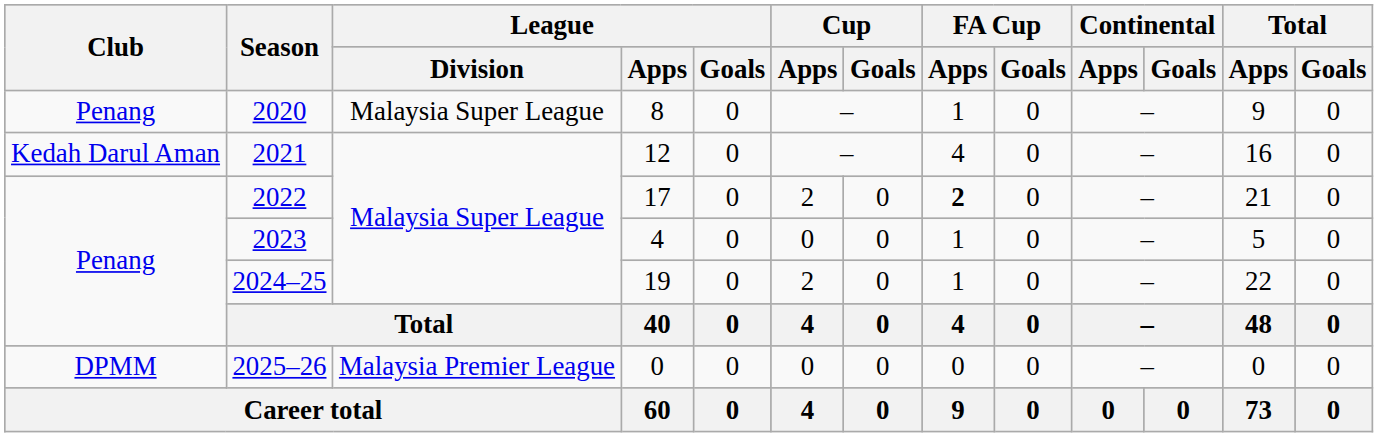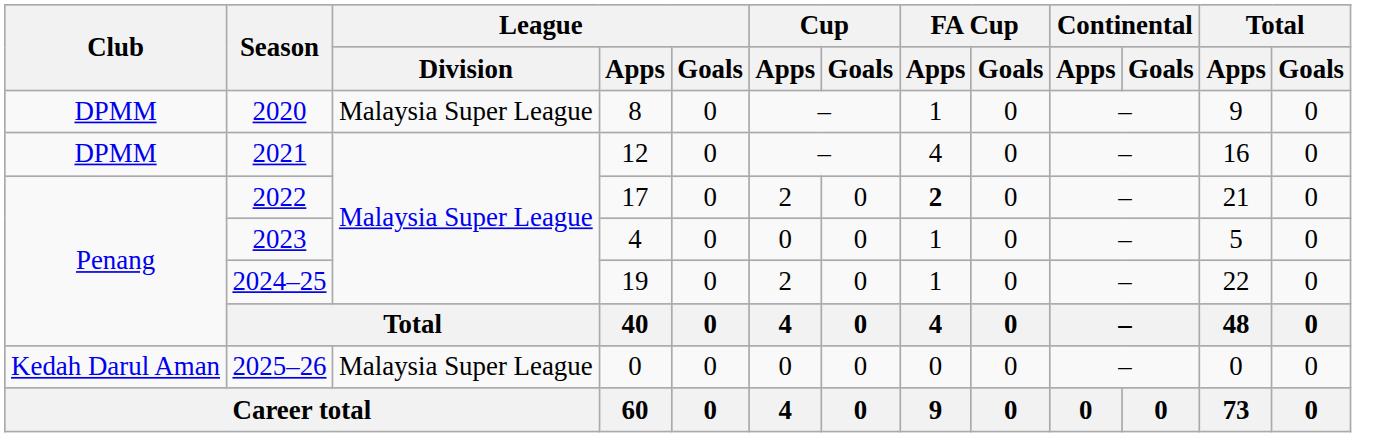(116, 111) Penang -> (116, 111) DPMM
(116, 153) Kedah Darul Aman -> (116, 153) DPMM
(116, 366) DPMM -> (116, 366) Kedah Darul Aman
(477, 366) Malaysia Premier League -> (466, 366) Malaysia Super League
